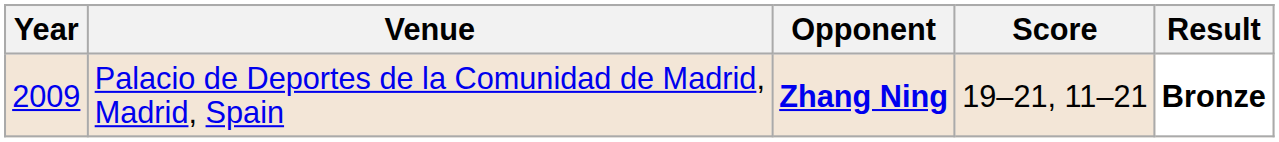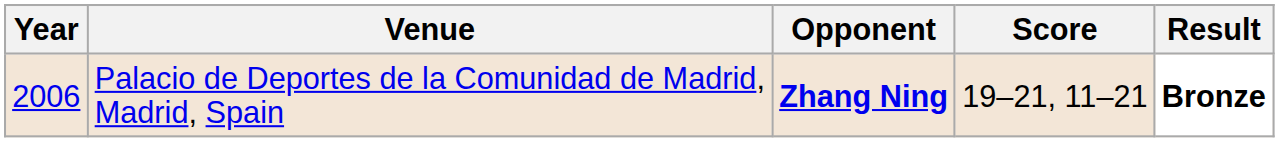(46, 95) 2009 -> (46, 95) 2006
